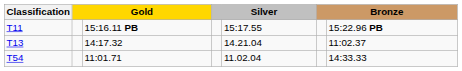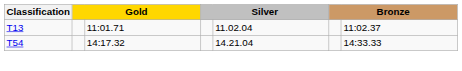- row: (15, 27)
(104, 43) 14:17.32 -> (105, 27) 11:01.71
(243, 43) 14.21.04 -> (234, 27) 11.02.04
(103, 58) 11:01.71 -> (106, 43) 14:17.32
(243, 58) 11.02.04 -> (234, 43) 14.21.04
